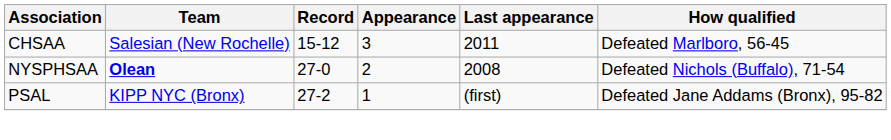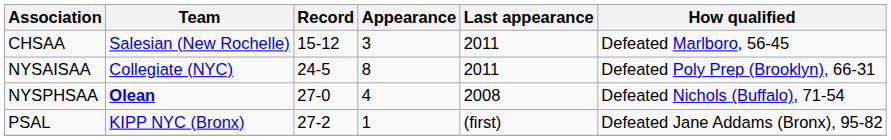+ row: (50, 69)
(366, 69) 2 -> (366, 95) 4
